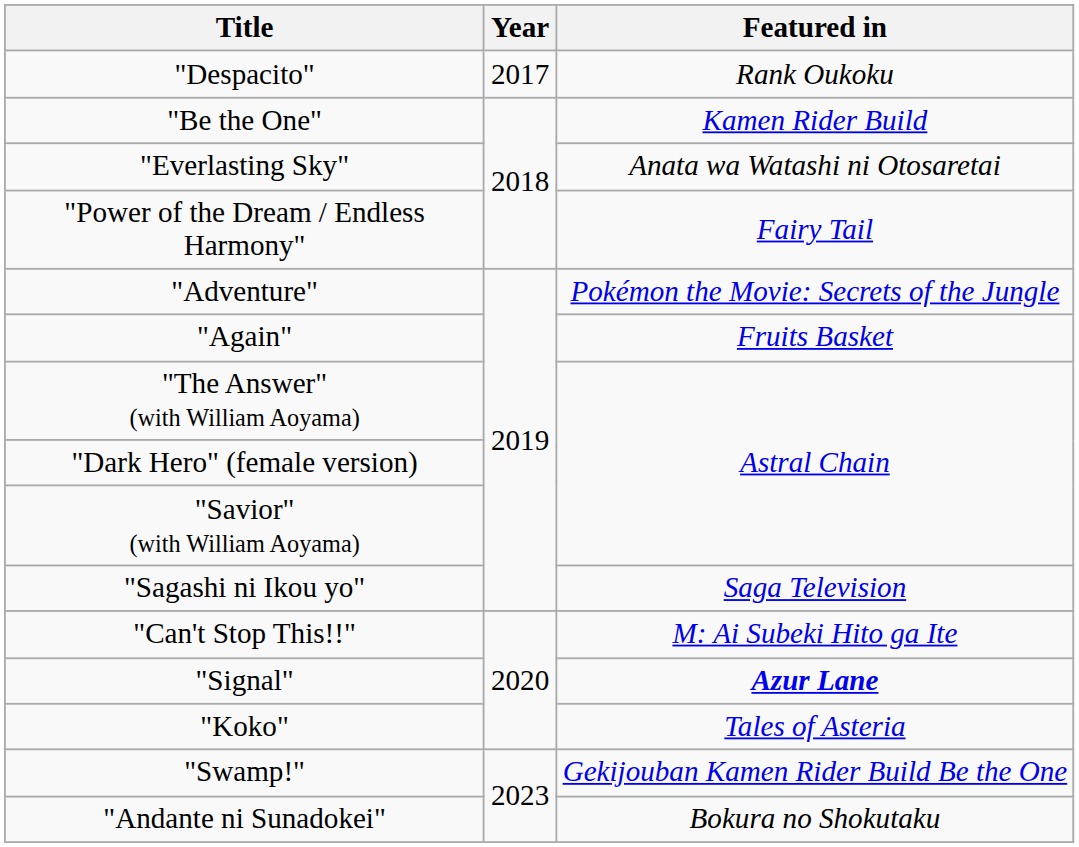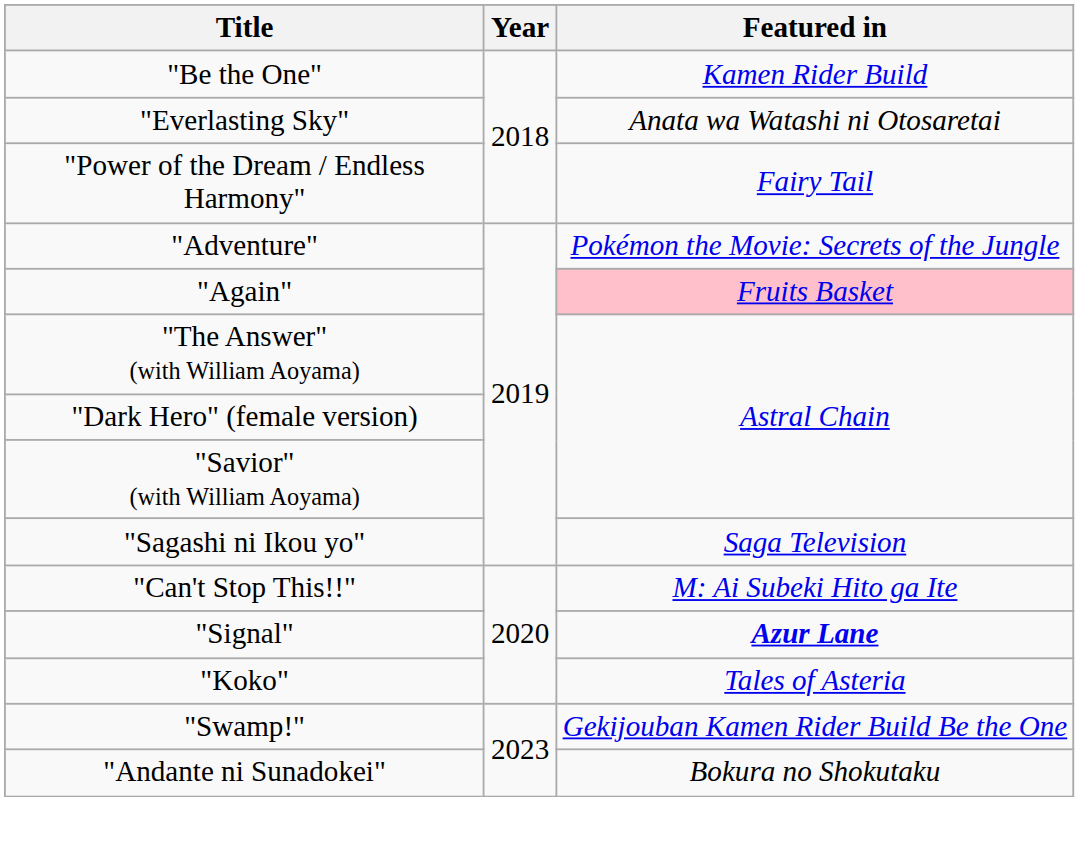- row: (245, 73)
(815, 337) no background -> (815, 291) pink background
